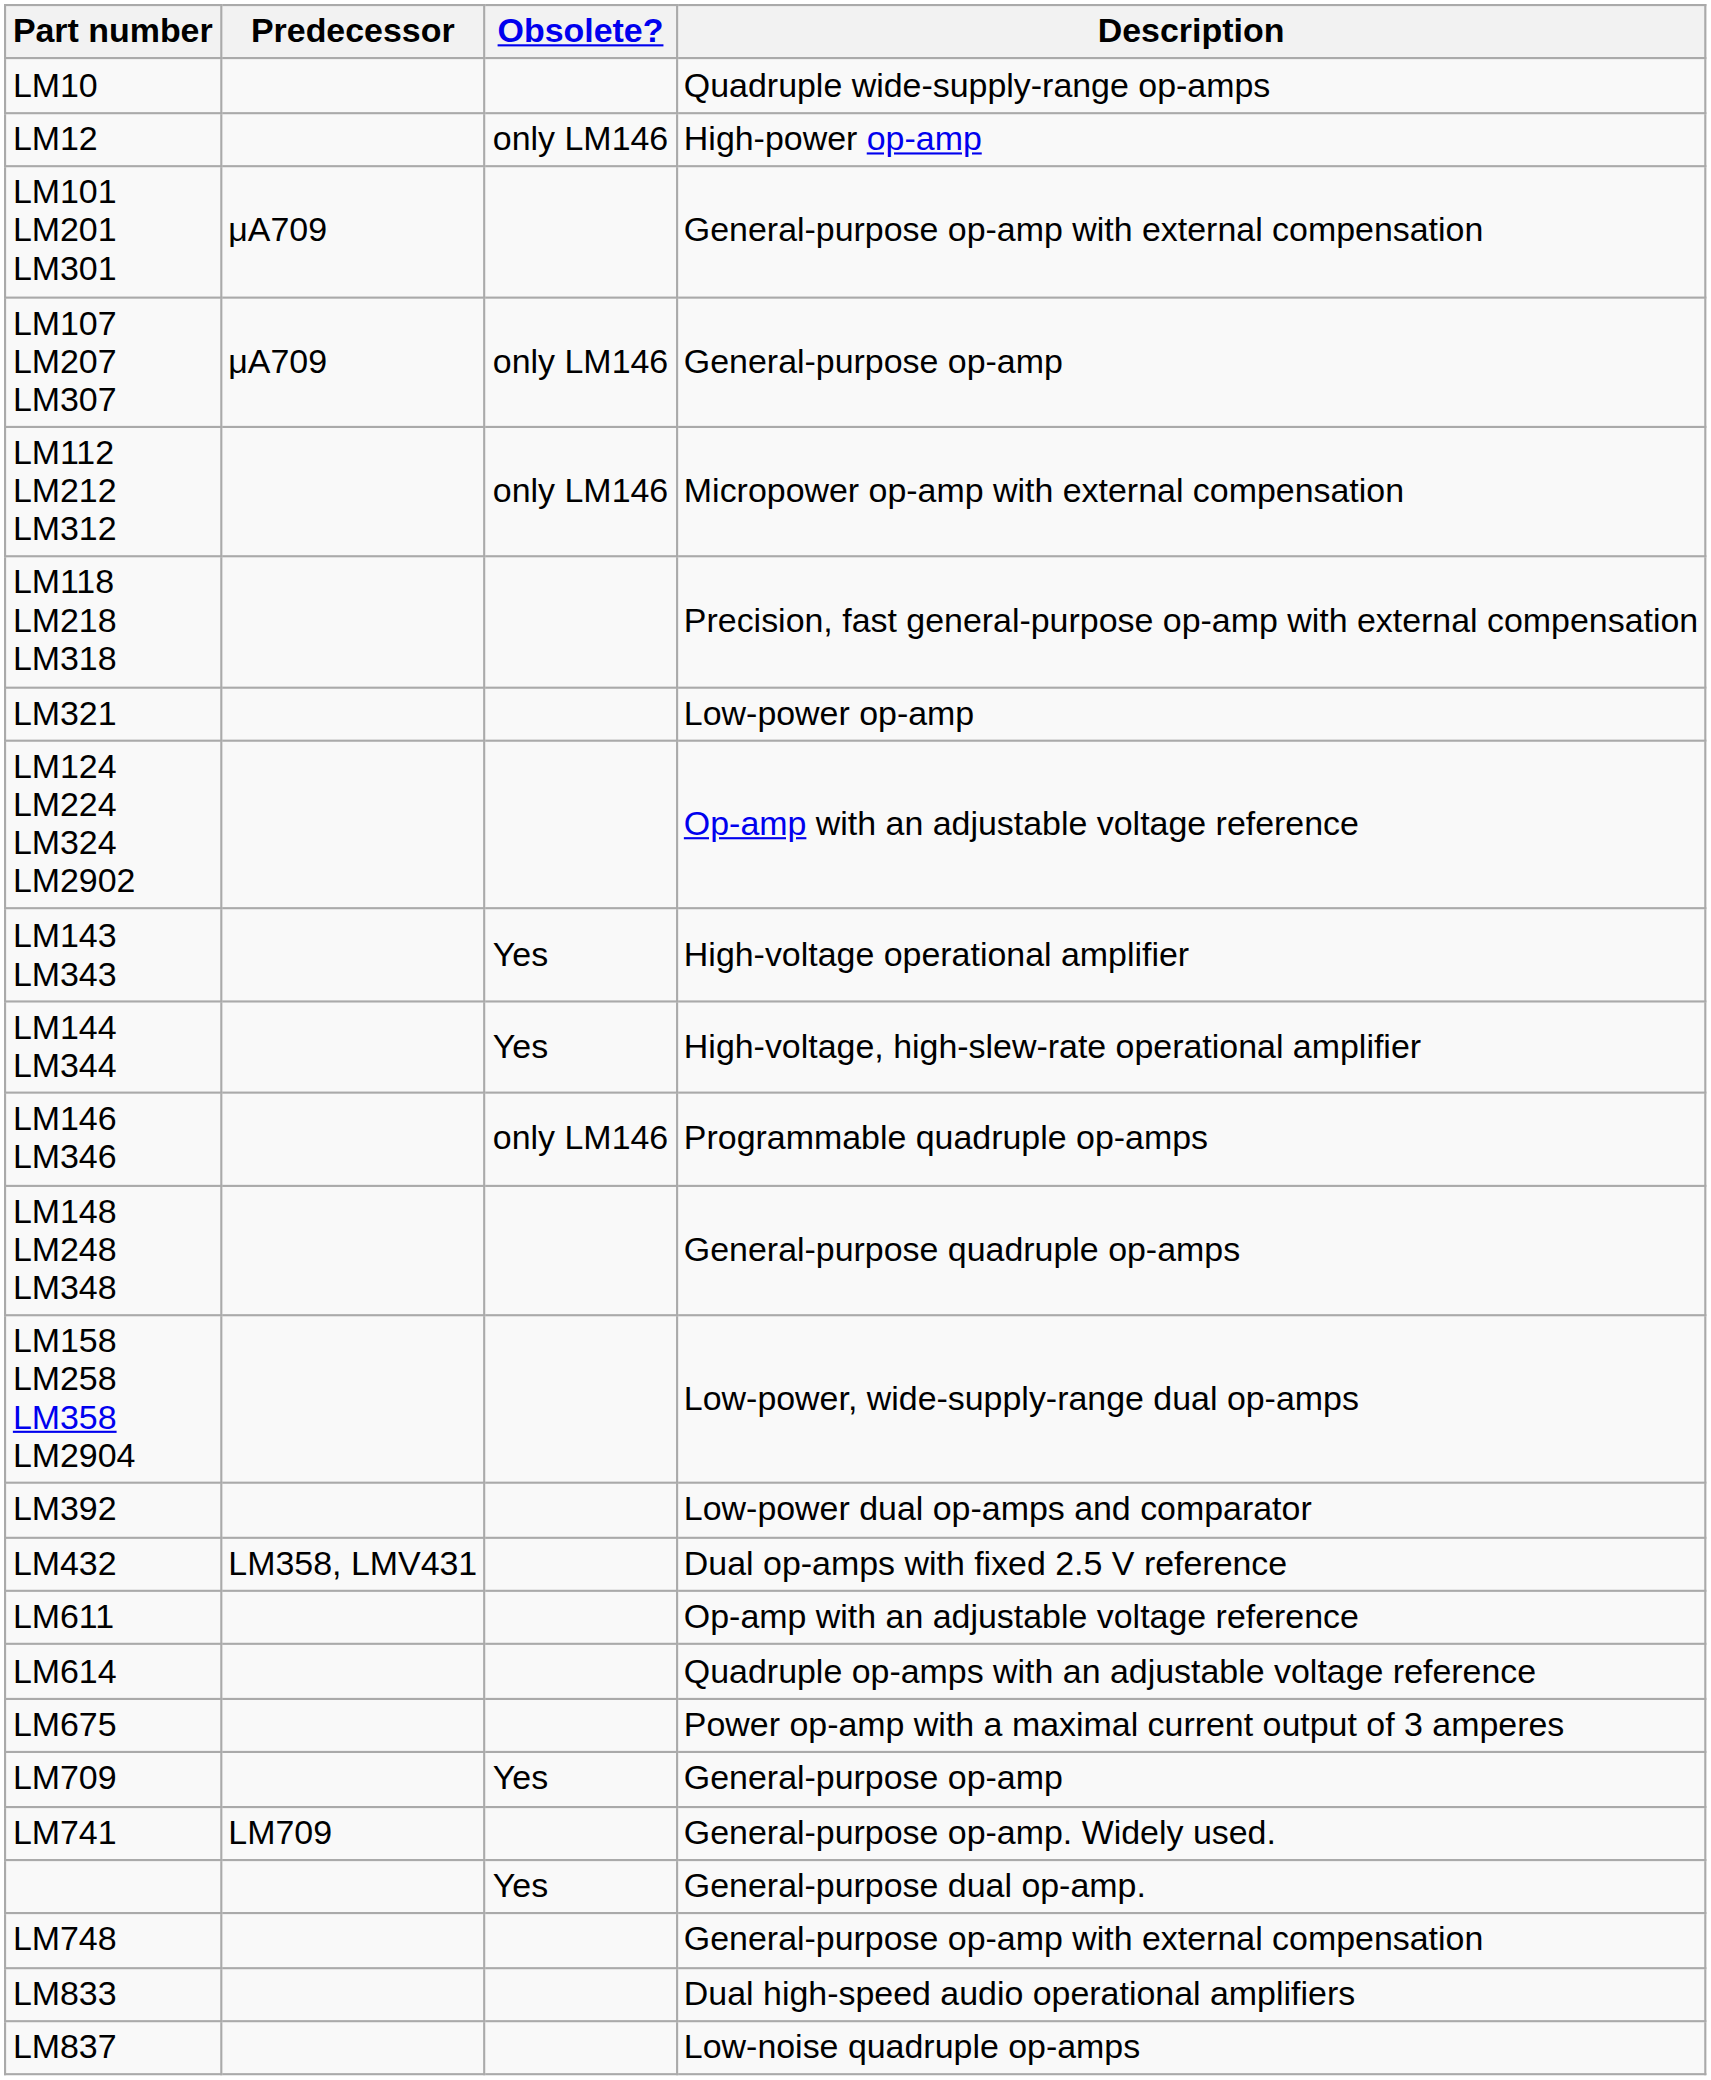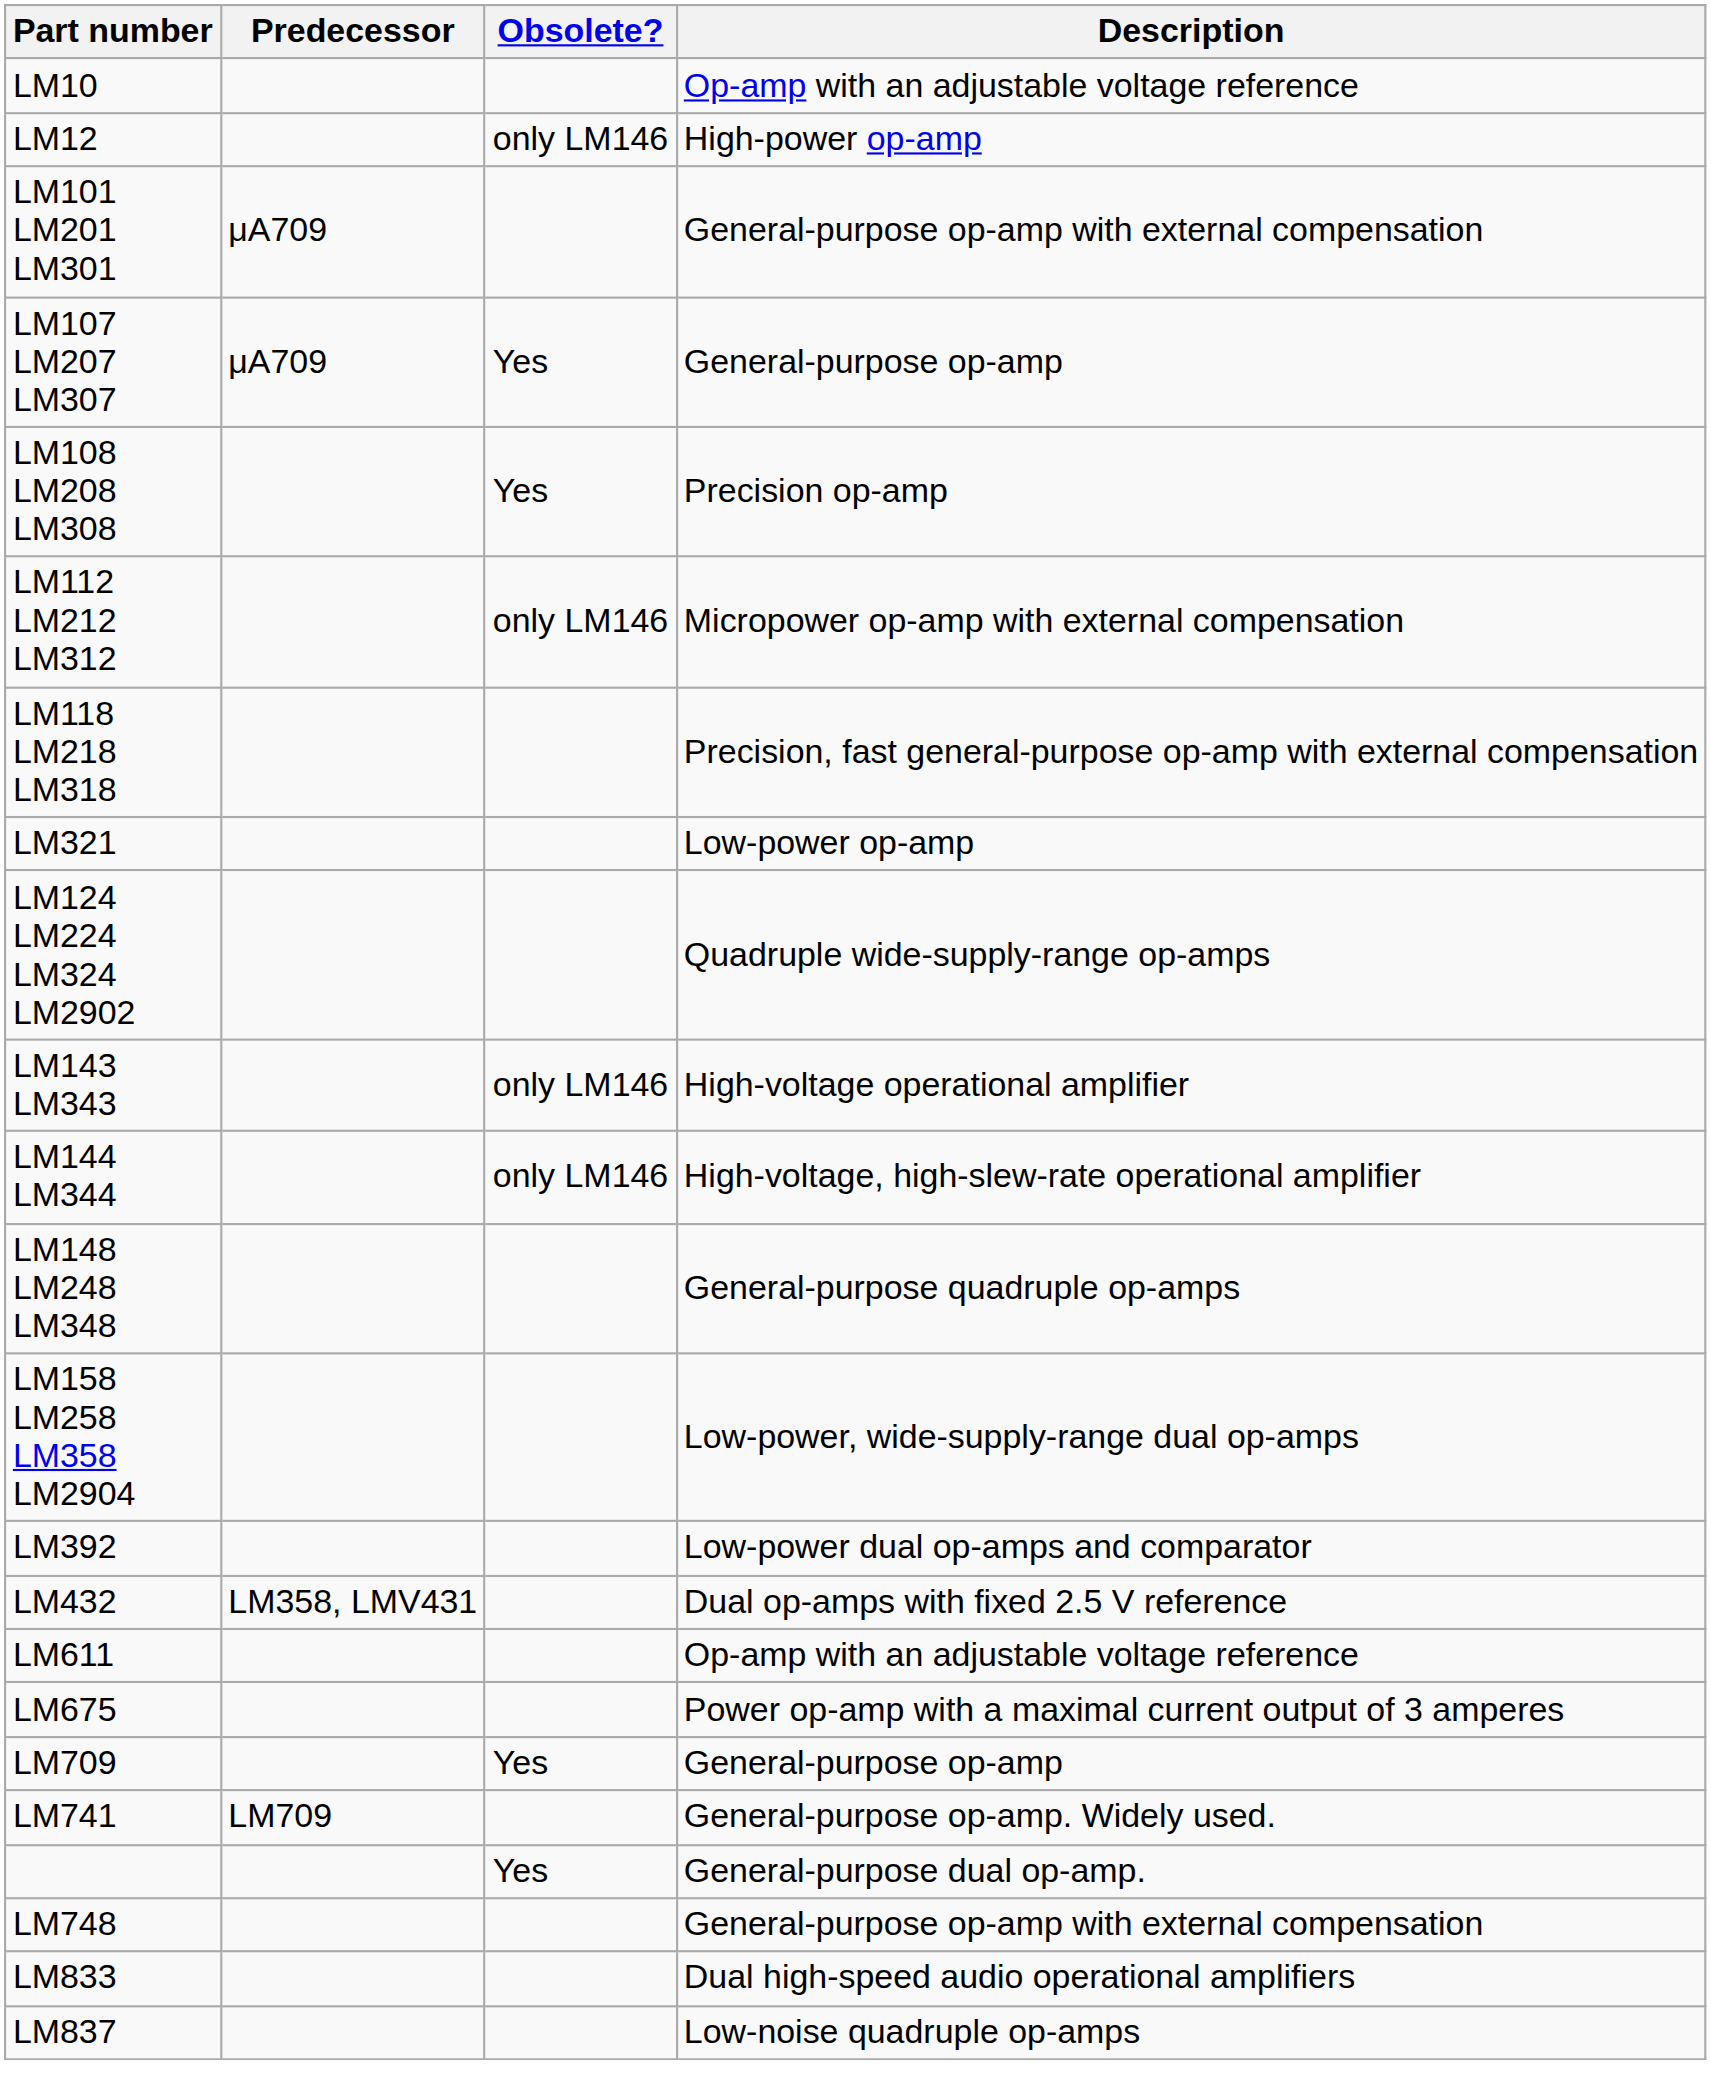(977, 85) Quadruple wide-supply-range op-amps -> (1021, 85) Op-amp with an adjustable voltage reference
(581, 361) only LM146 -> (521, 361) Yes
+ row: (65, 491)
(1021, 824) Op-amp with an adjustable voltage reference -> (977, 954) Quadruple wide-supply-range op-amps
(521, 954) Yes -> (581, 1084) only LM146
(521, 1046) Yes -> (581, 1176) only LM146
- row: (65, 1138)
- row: (65, 1670)
